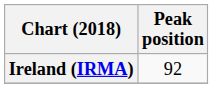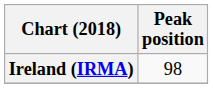(173, 68) 92 -> (173, 68) 98
